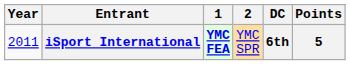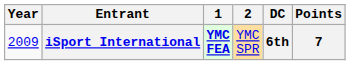(23, 42) 2011 -> (23, 42) 2009
(319, 42) 5 -> (319, 42) 7
